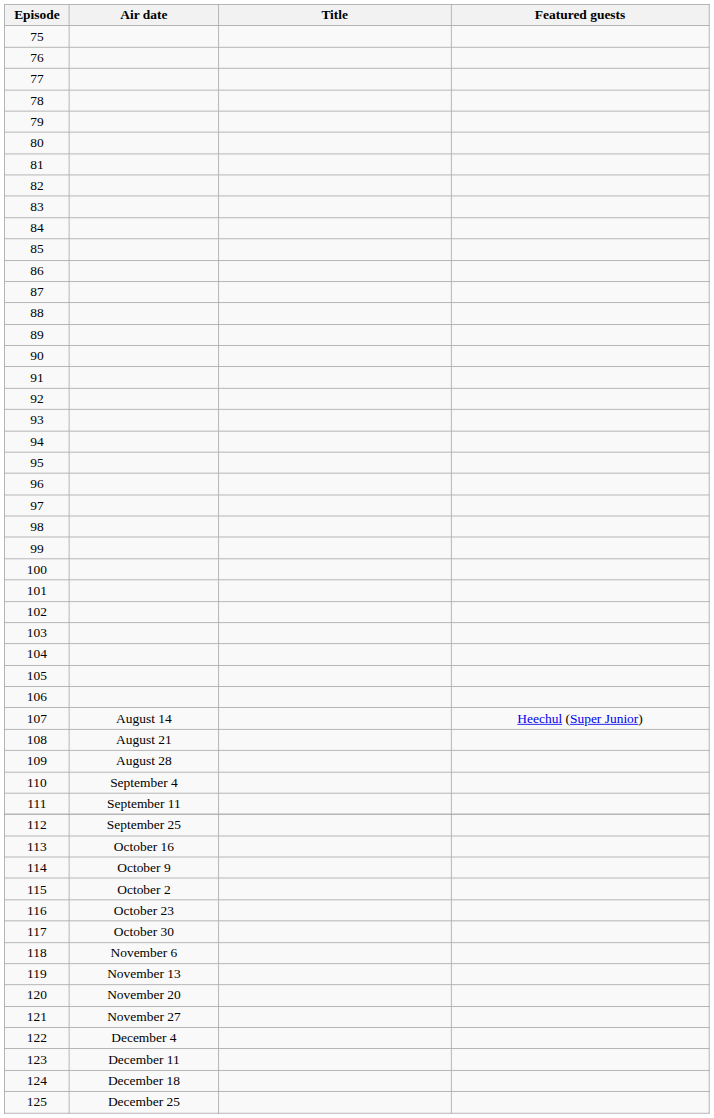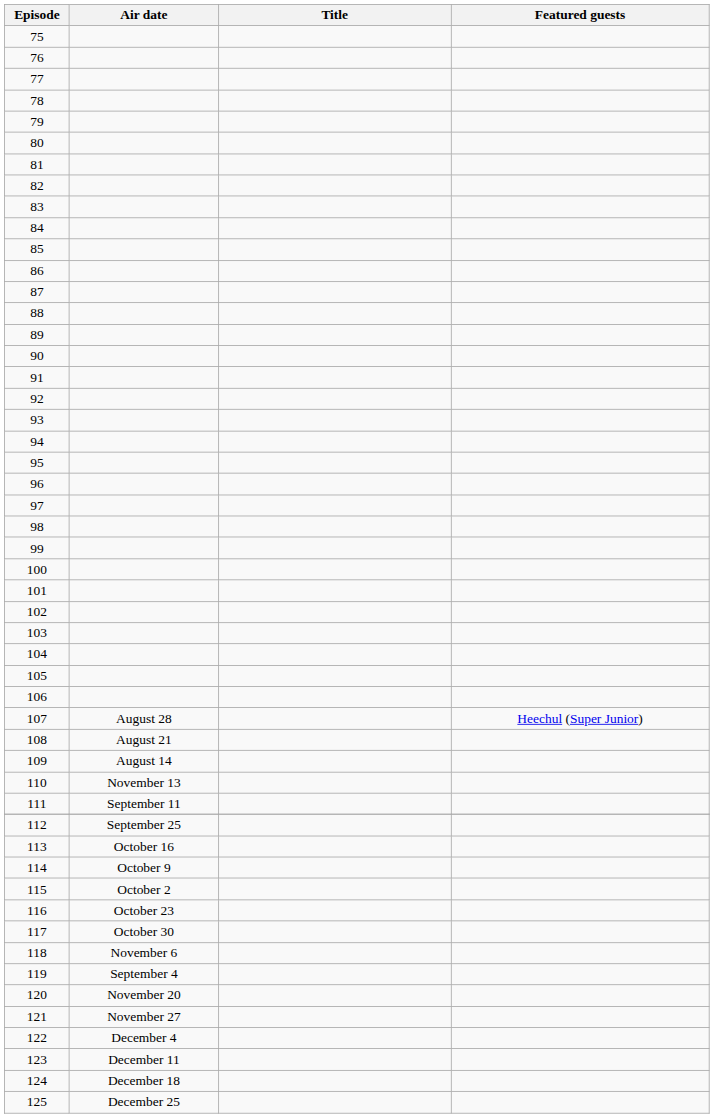(144, 718) August 14 -> (144, 718) August 28
(144, 761) August 28 -> (144, 761) August 14
(144, 782) September 4 -> (144, 782) November 13
(144, 974) November 13 -> (144, 974) September 4
